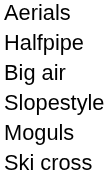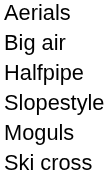rows swapped: (35, 72) <-> (44, 43)
